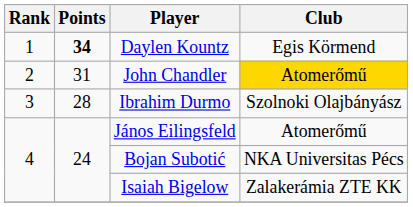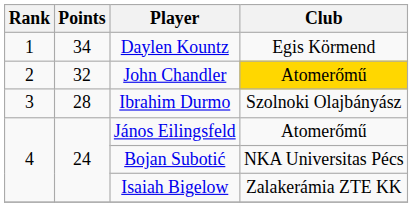(82, 46) bold -> (82, 46) normal
(82, 74) 31 -> (82, 74) 32
